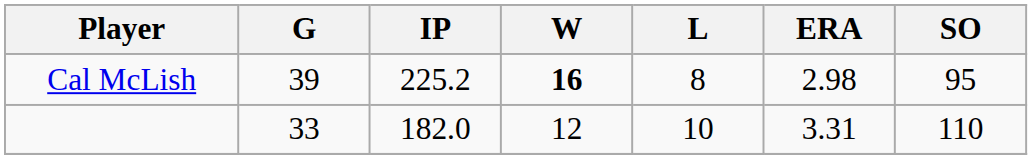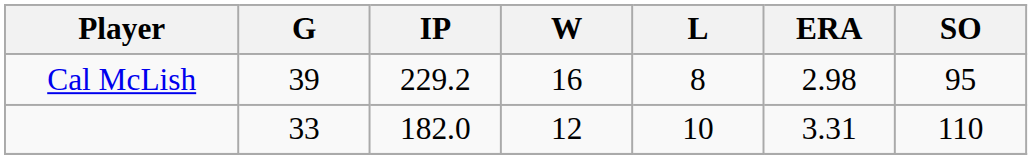(435, 79) 225.2 -> (435, 79) 229.2
(567, 79) bold -> (567, 79) normal
